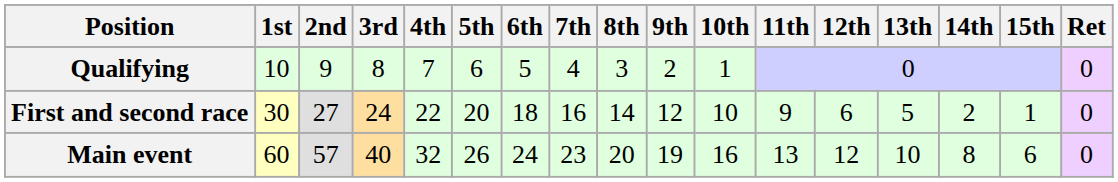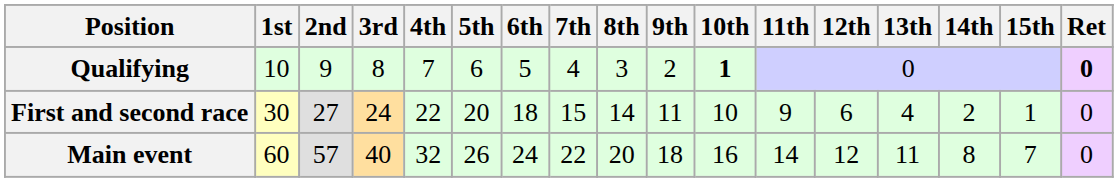(725, 68) normal -> (725, 68) bold
(1087, 68) normal -> (1087, 68) bold
(573, 111) 16 -> (573, 111) 15
(670, 111) 12 -> (670, 111) 11
(908, 111) 5 -> (908, 111) 4
(573, 154) 23 -> (573, 154) 22
(670, 154) 19 -> (670, 154) 18
(786, 154) 13 -> (786, 154) 14
(908, 154) 10 -> (908, 154) 11
(1030, 154) 6 -> (1030, 154) 7
